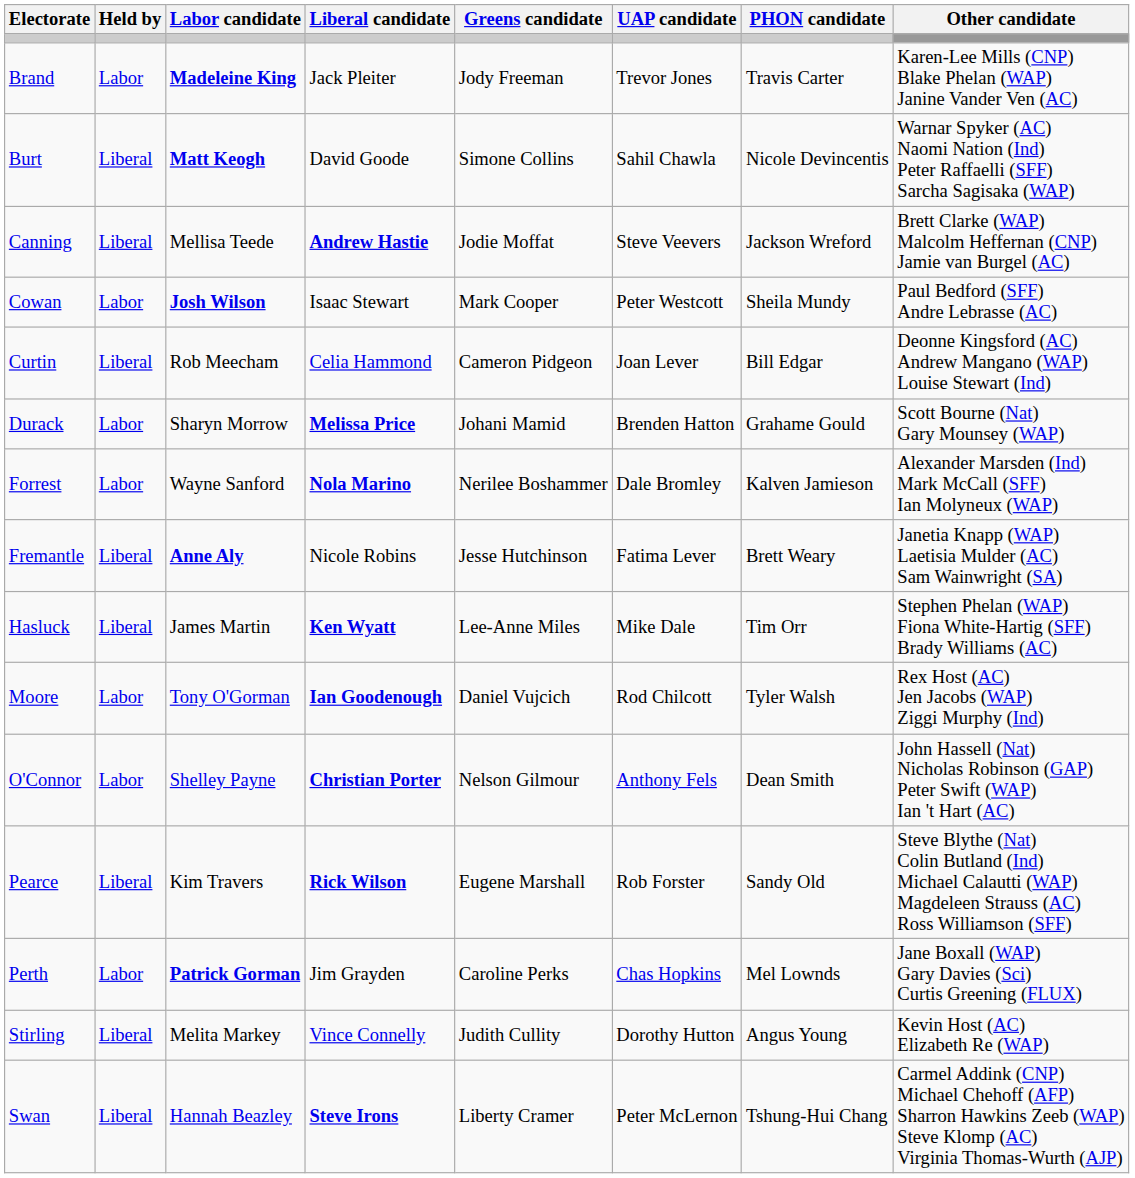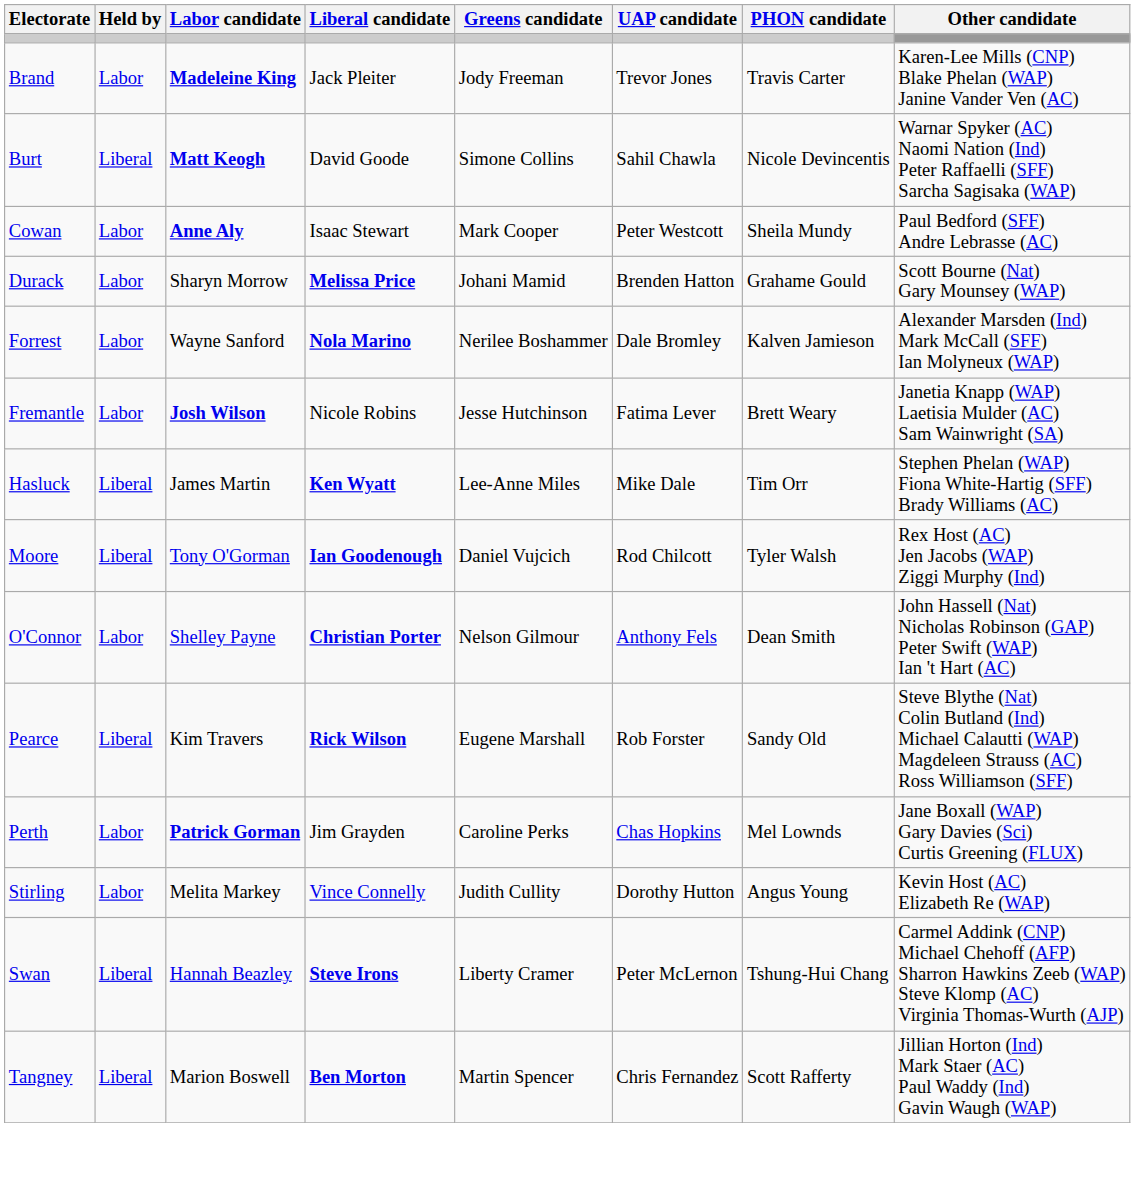- row: (40, 241)
(218, 302) Josh Wilson -> (207, 230) Anne Aly
- row: (33, 362)
(126, 555) Liberal -> (121, 413) Labor
(207, 555) Anne Aly -> (218, 413) Josh Wilson
(121, 697) Labor -> (126, 555) Liberal
(126, 1034) Liberal -> (121, 892) Labor
+ row: (41, 1076)
